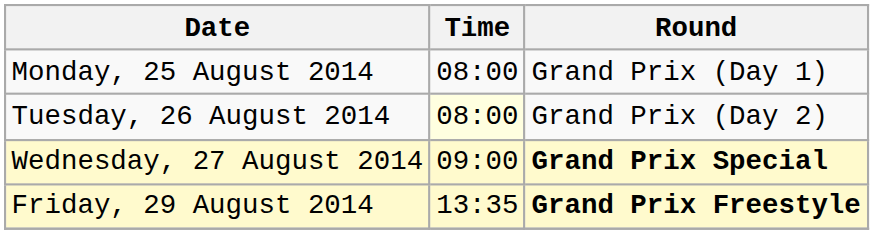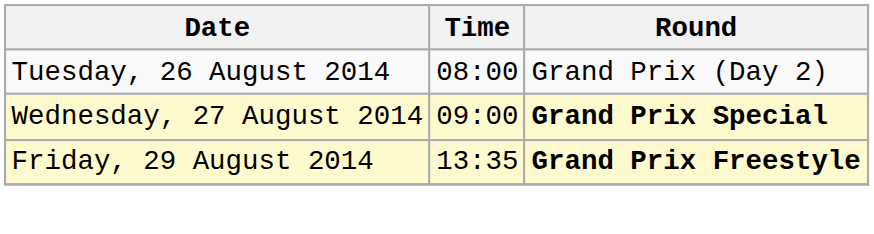- row: (193, 72)
(477, 117) lightyellow background -> (477, 72) no background
